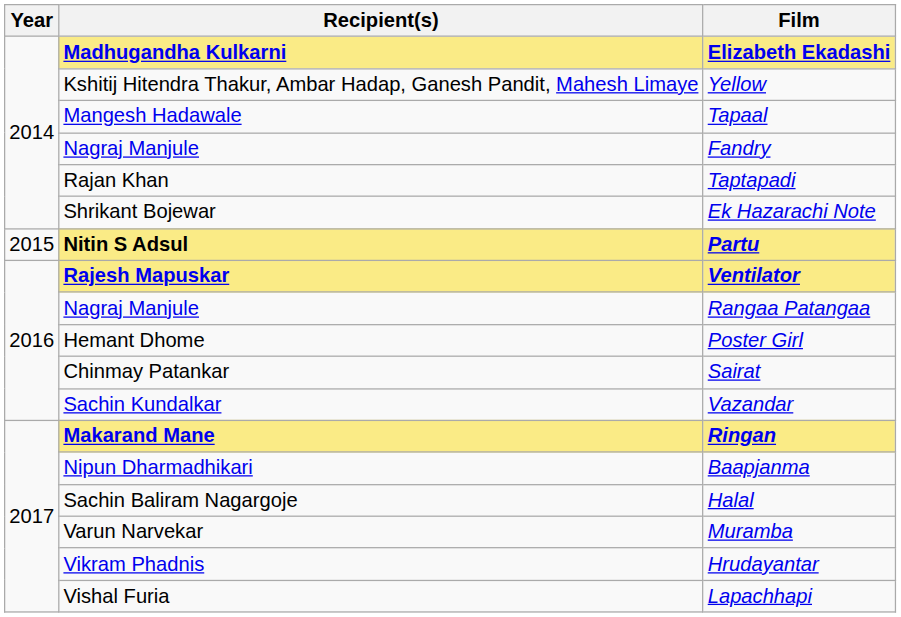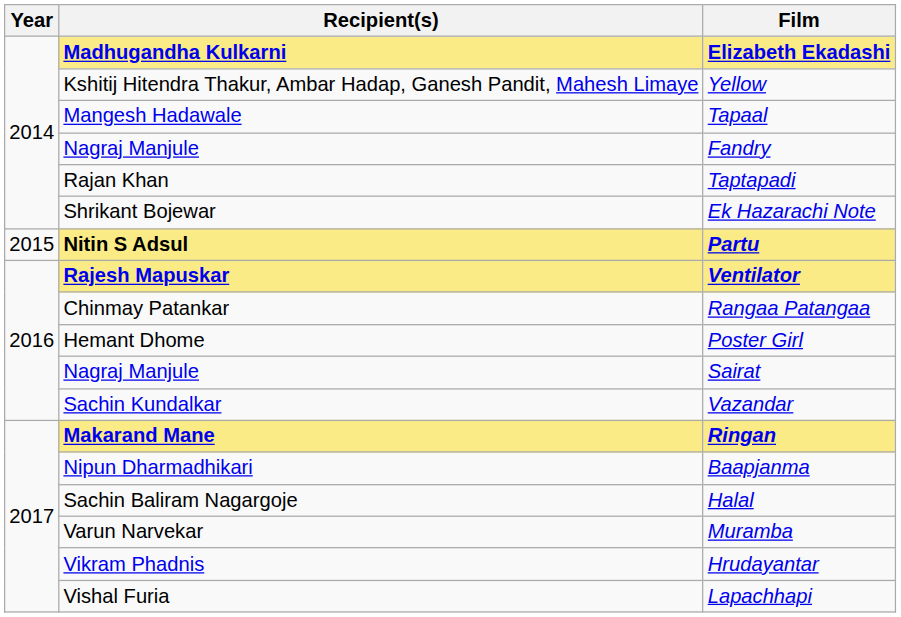(131, 308) Nagraj Manjule -> (146, 308) Chinmay Patankar
(146, 372) Chinmay Patankar -> (131, 372) Nagraj Manjule
